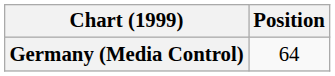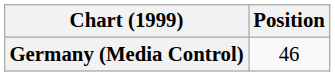(289, 53) 64 -> (289, 53) 46
